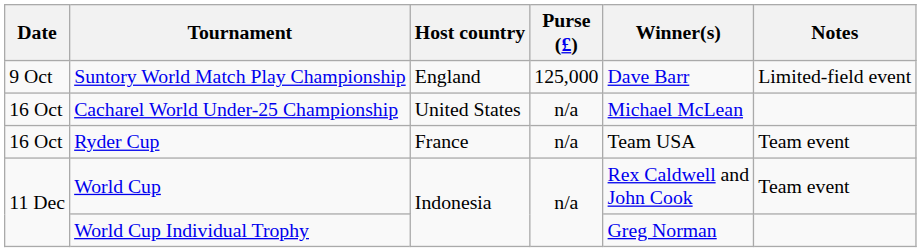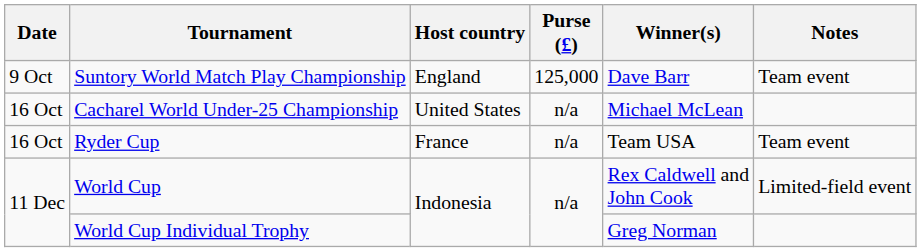(835, 76) Limited-field event -> (804, 76) Team event
(804, 186) Team event -> (835, 186) Limited-field event
